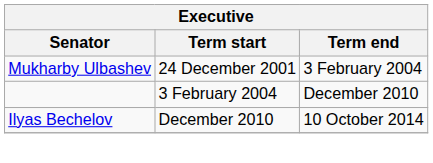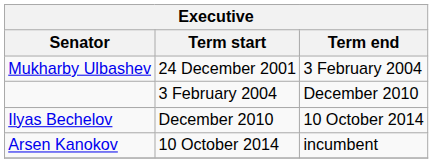+ row: (63, 145)
